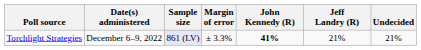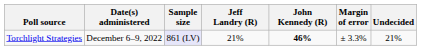columns swapped: (219, 17) <-> (337, 17)
(270, 38) 41% -> (303, 38) 46%
